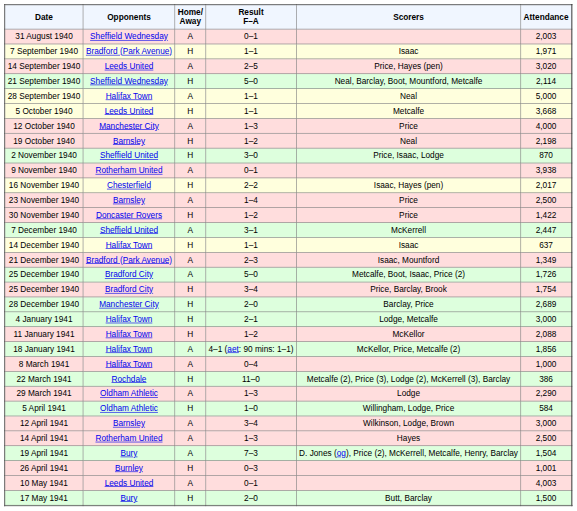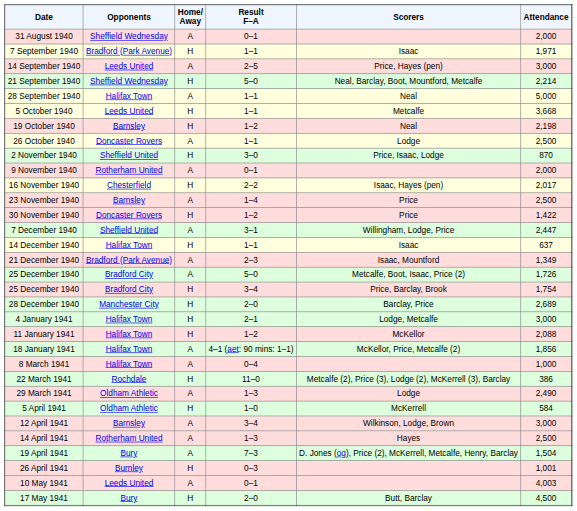(546, 37) 2,003 -> (546, 37) 2,000
(546, 66) 3,020 -> (546, 66) 3,000
(546, 81) 2,114 -> (546, 81) 2,214
- row: (44, 126)
+ row: (44, 141)
(546, 170) 3,938 -> (546, 170) 2,000
(409, 230) McKerrell -> (409, 230) Willingham, Lodge, Price
(546, 394) 2,290 -> (546, 394) 2,490
(409, 409) Willingham, Lodge, Price -> (409, 409) McKerrell
(546, 498) 1,500 -> (546, 498) 4,500
